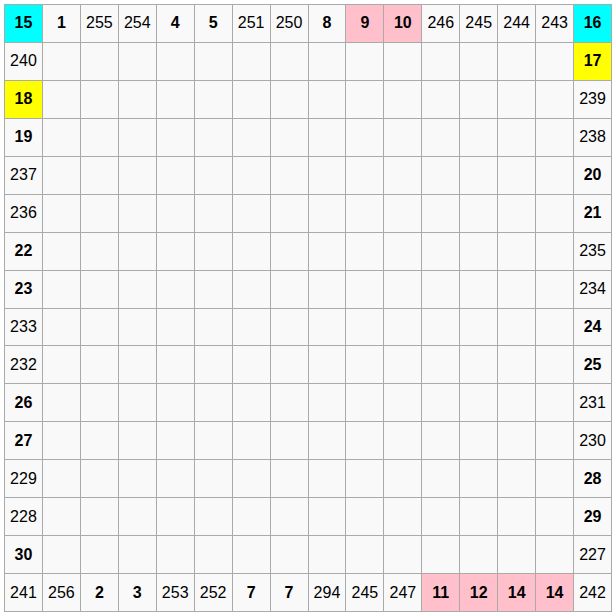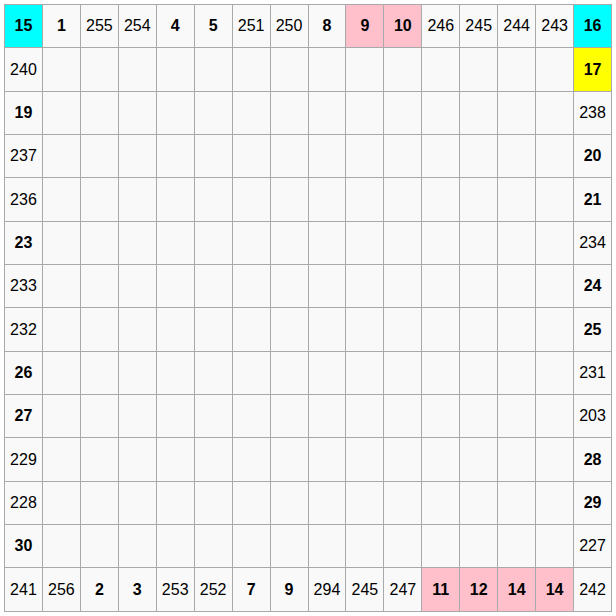- row: (23, 99)
- row: (23, 251)
(593, 440) 230 -> (593, 416) 203
(289, 592) 7 -> (289, 589) 9
